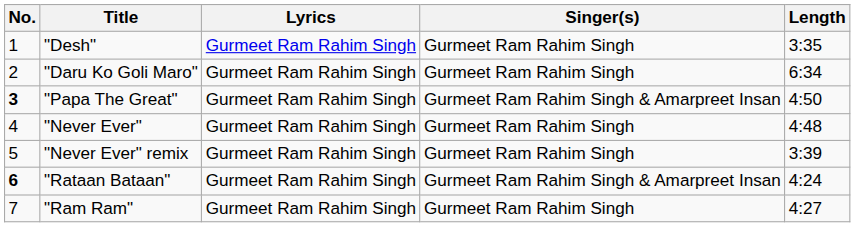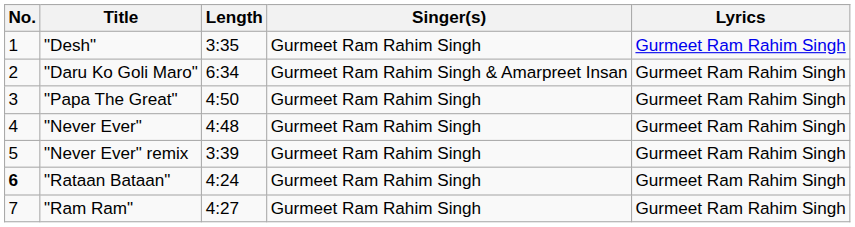columns swapped: (311, 18) <-> (817, 18)
(529, 72) Gurmeet Ram Rahim Singh -> (449, 72) Gurmeet Ram Rahim Singh & Amarpreet Insan
(13, 99) bold -> (13, 99) normal
(602, 99) Gurmeet Ram Rahim Singh & Amarpreet Insan -> (376, 99) Gurmeet Ram Rahim Singh
(602, 180) Gurmeet Ram Rahim Singh & Amarpreet Insan -> (376, 180) Gurmeet Ram Rahim Singh
